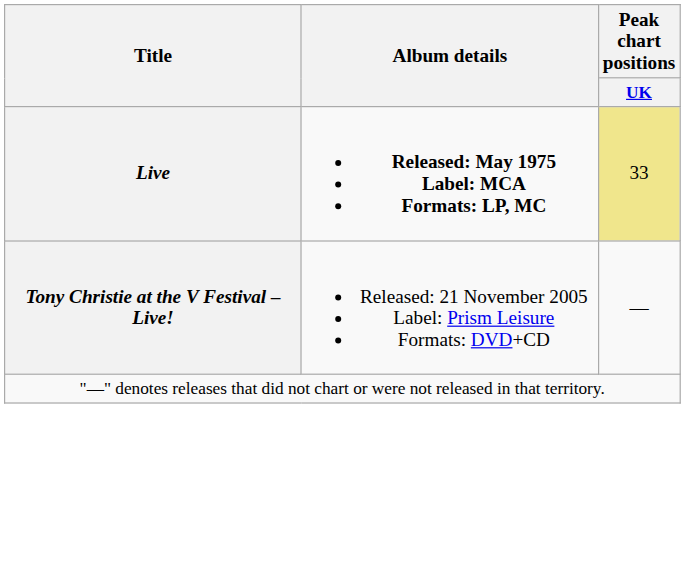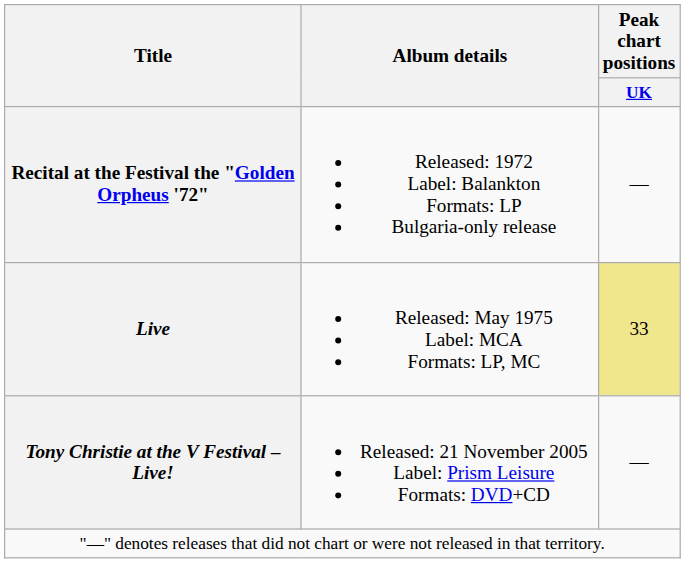+ row: (153, 184)
(450, 184) bold -> (450, 340) normal
